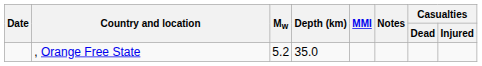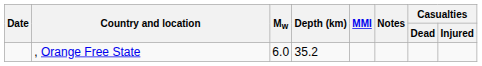(281, 52) 5.2 -> (281, 52) 6.0
(306, 52) 35.0 -> (306, 52) 35.2
